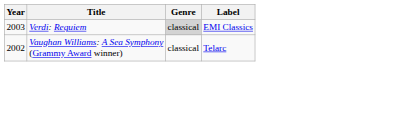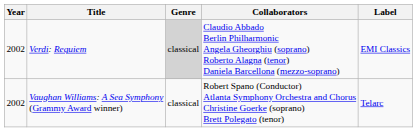+ column: (280, 12)
(16, 27) 2003 -> (16, 49) 2002
